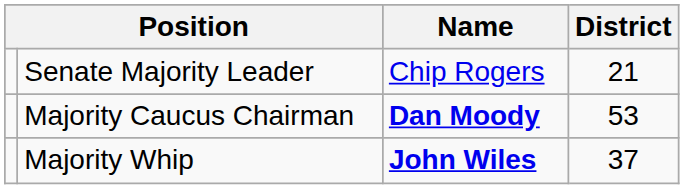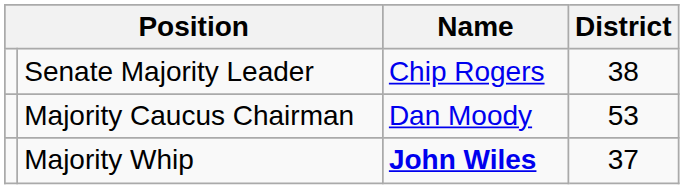(623, 71) 21 -> (623, 71) 38
(464, 115) bold -> (460, 115) normal
